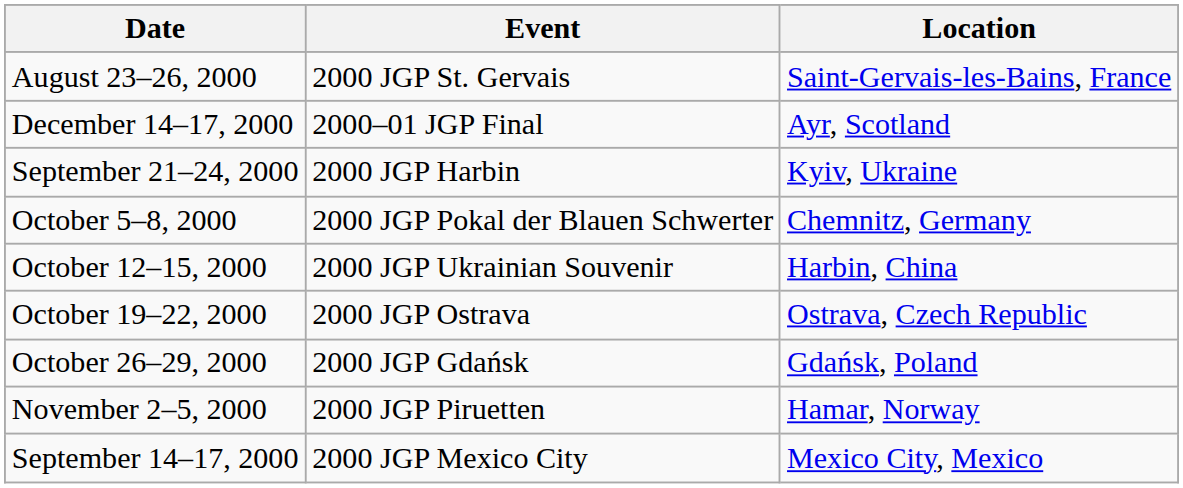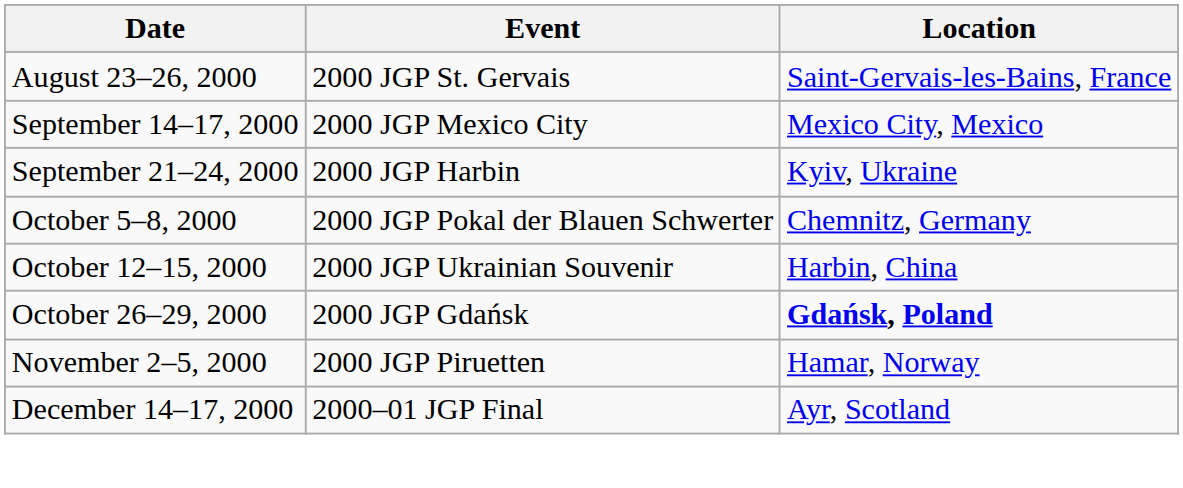rows swapped: (155, 457) <-> (153, 123)
- row: (139, 314)
(882, 362) normal -> (890, 314) bold
